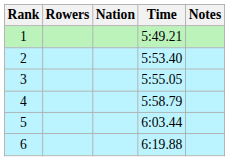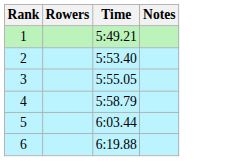- column: (115, 15)
